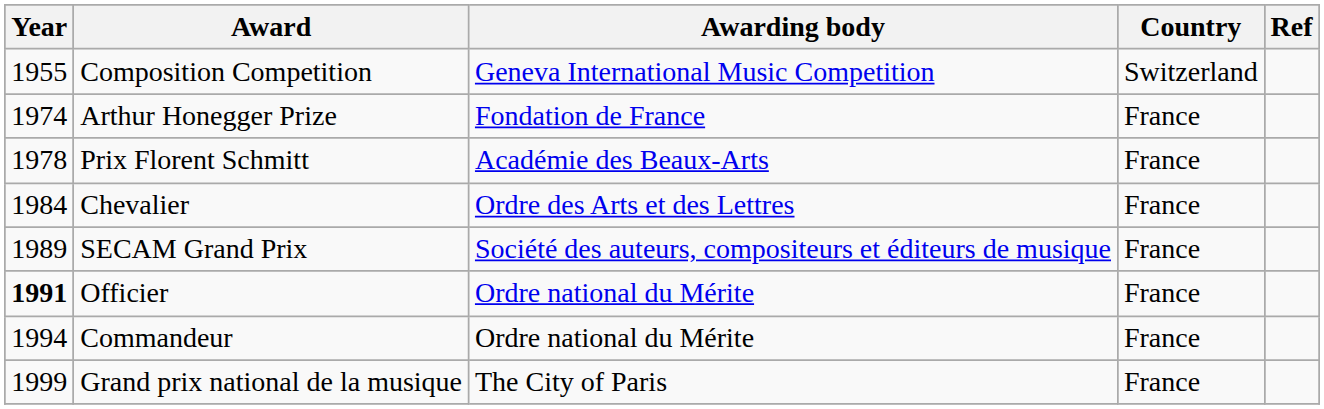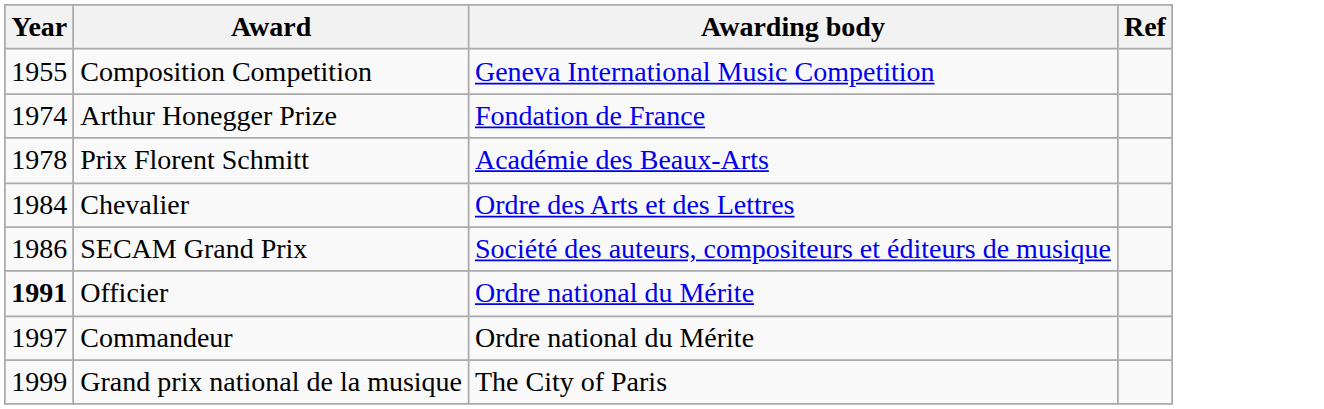- column: (1191, 26)
(39, 248) 1989 -> (39, 248) 1986
(39, 337) 1994 -> (39, 337) 1997
